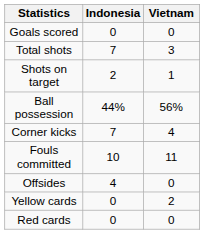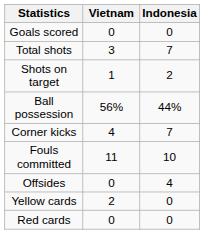columns swapped: (113, 13) <-> (171, 13)
